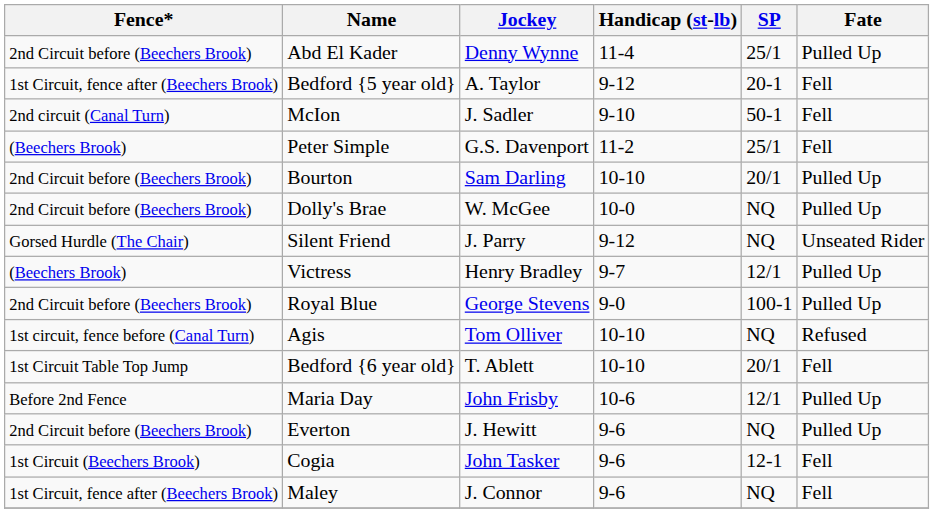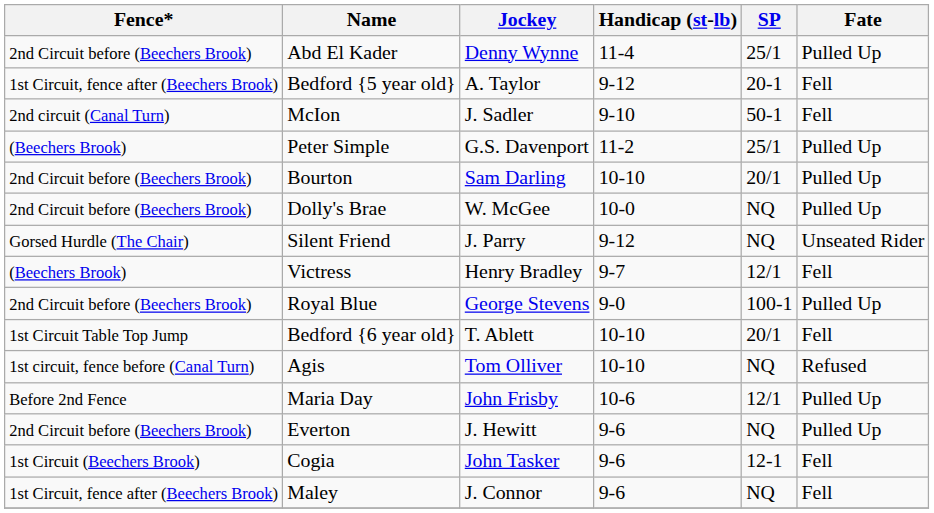(817, 146) Fell -> (842, 146) Pulled Up
(842, 271) Pulled Up -> (817, 271) Fell
rows swapped: (371, 366) <-> (306, 334)
